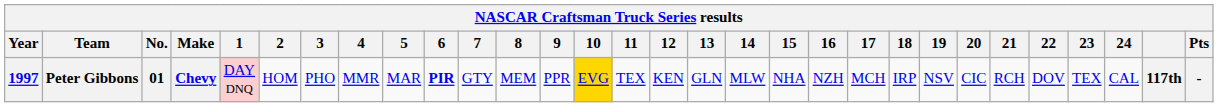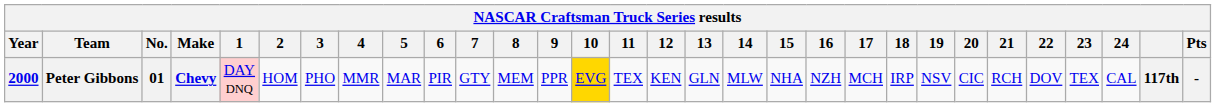(23, 79) 1997 -> (23, 79) 2000
(441, 79) bold -> (440, 79) normal
